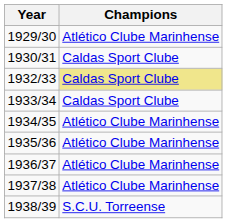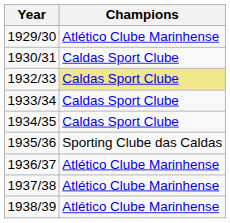(141, 121) Atlético Clube Marinhense -> (121, 121) Caldas Sport Clube
(141, 143) Atlético Clube Marinhense -> (142, 143) Sporting Clube das Caldas
(114, 206) S.C.U. Torreense -> (141, 206) Atlético Clube Marinhense
